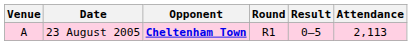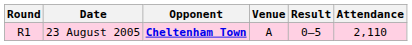columns swapped: (269, 14) <-> (24, 14)
(370, 32) 2,113 -> (370, 32) 2,110
